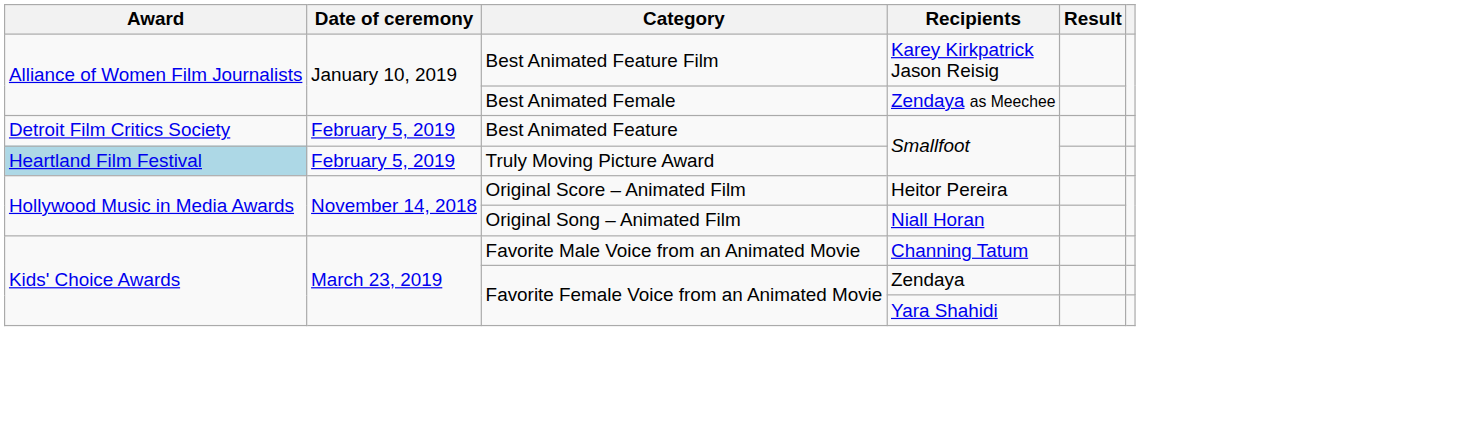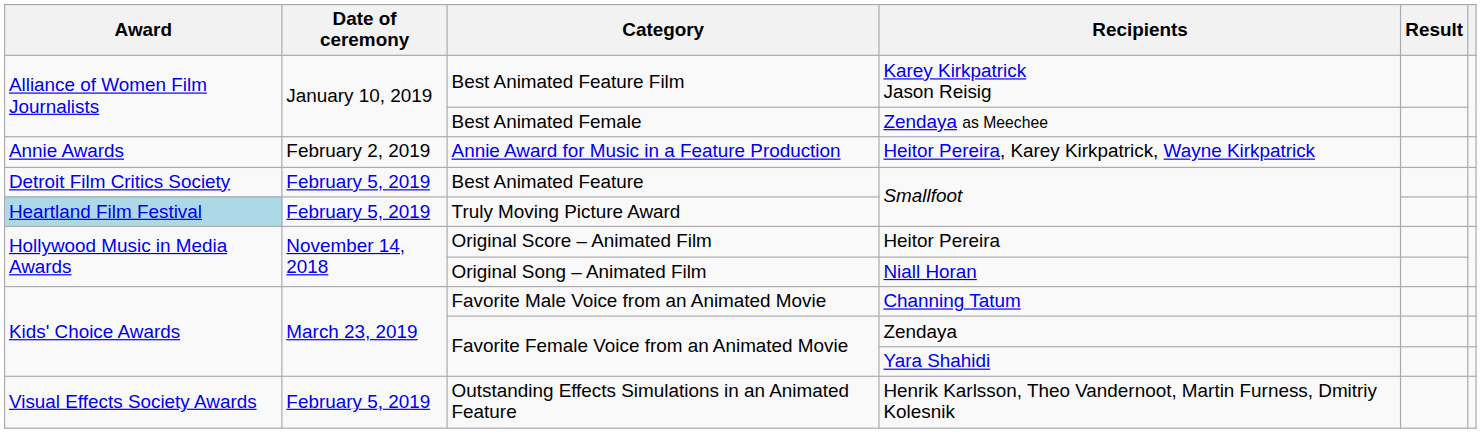+ row: (646, 151)
+ row: (650, 401)
